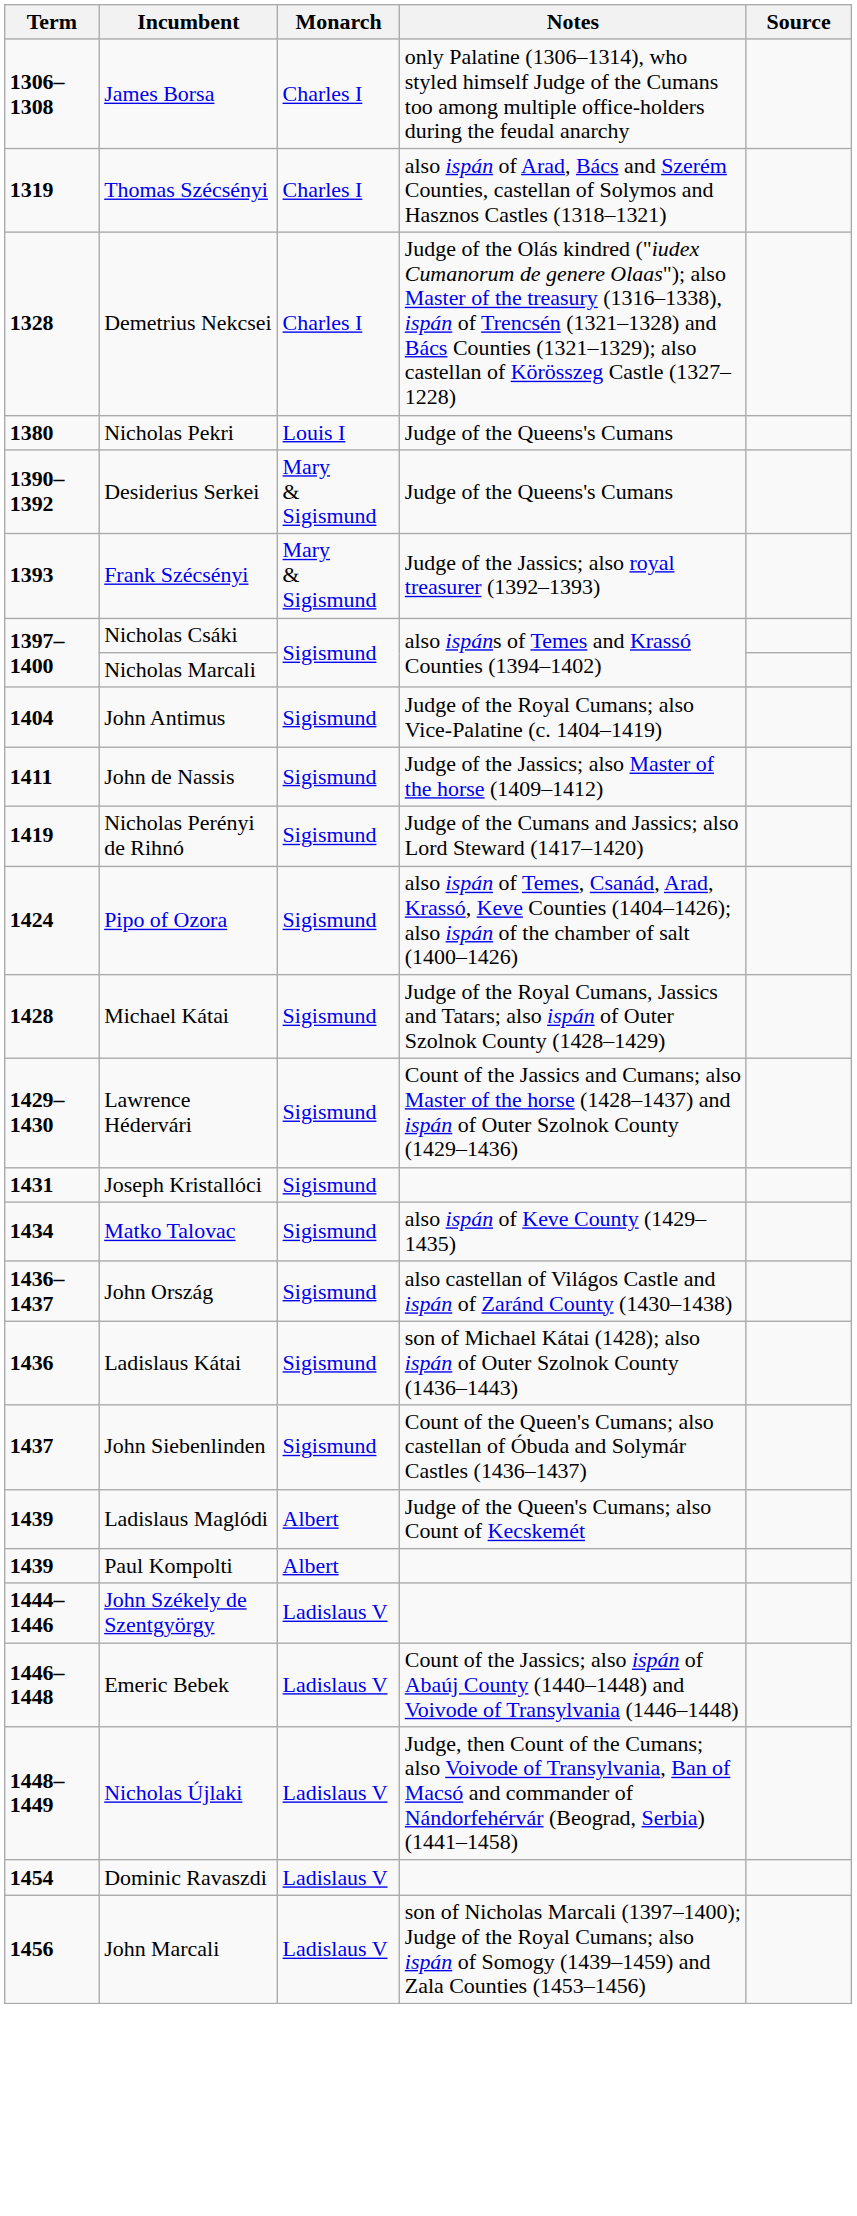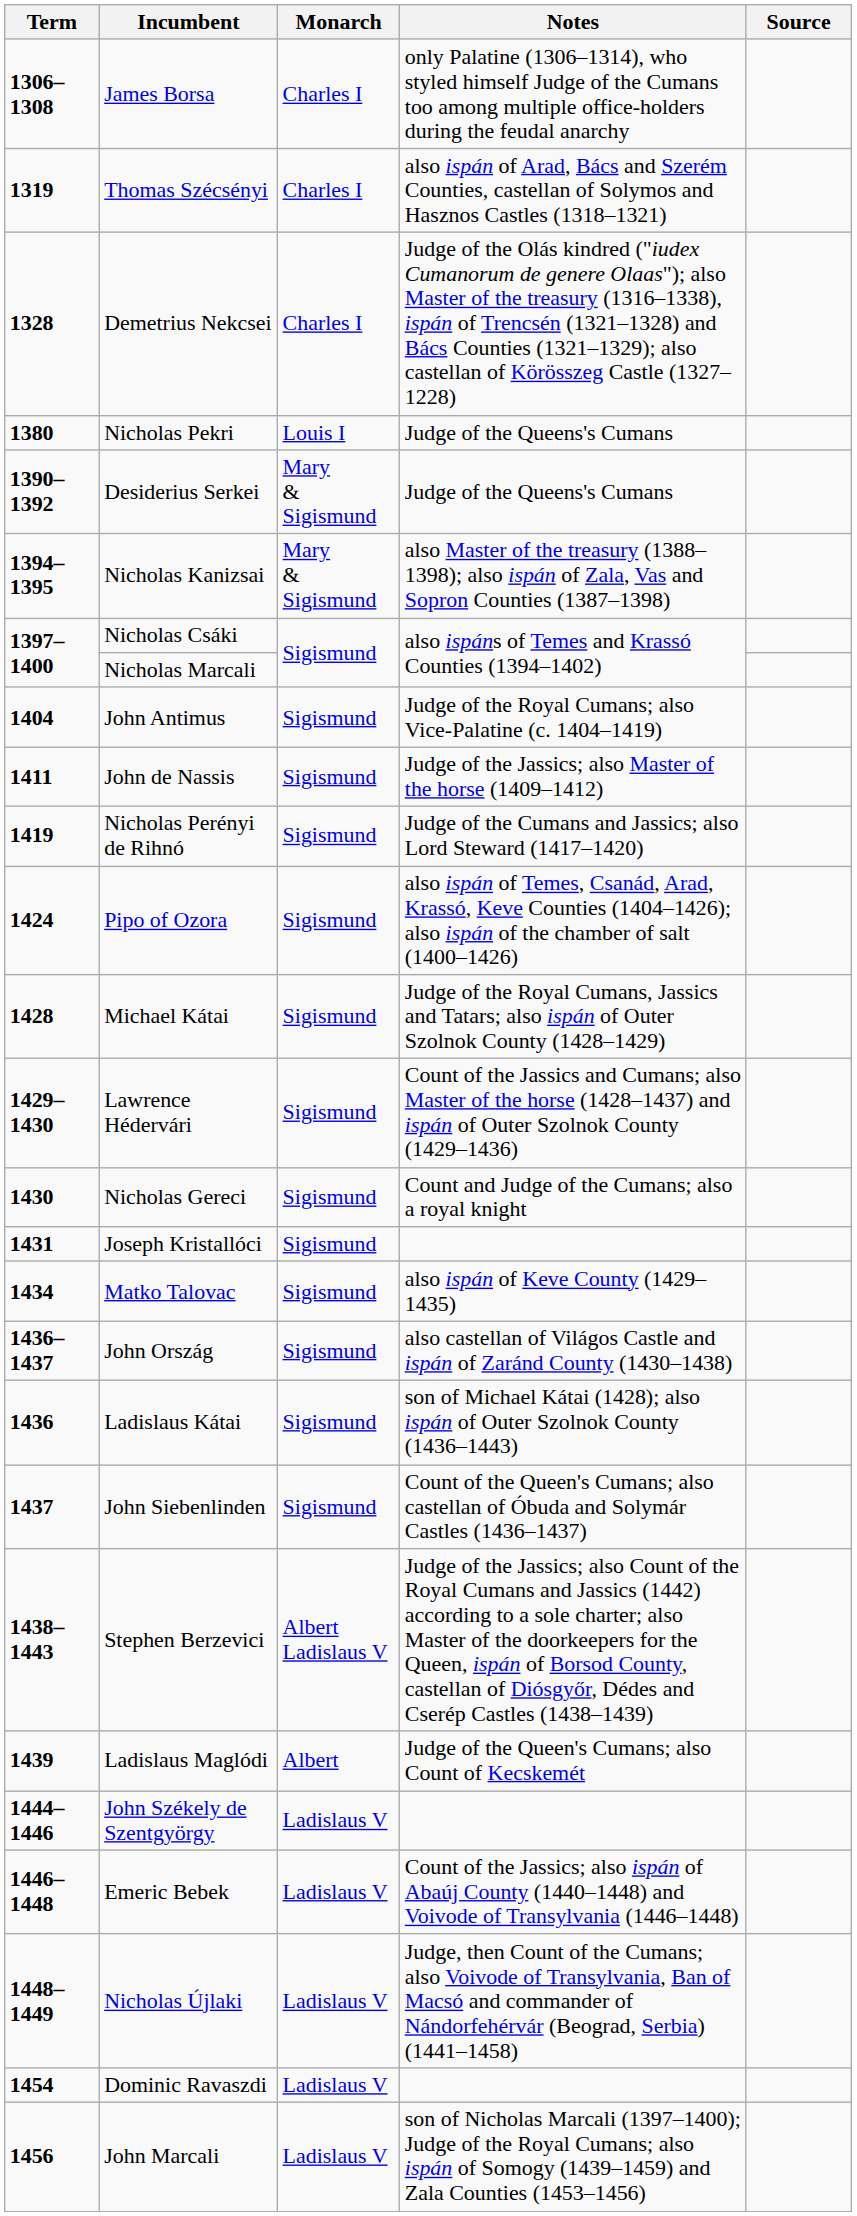- row: (176, 575)
+ row: (184, 575)
+ row: (175, 1196)
+ row: (184, 1639)
- row: (168, 1565)
